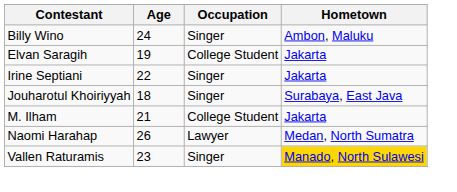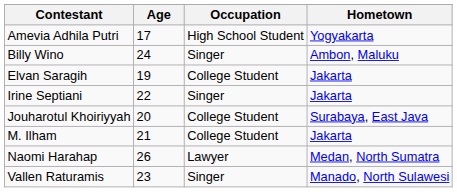+ row: (63, 35)
(144, 96) 18 -> (144, 116) 20
(206, 96) Singer -> (233, 116) College Student
(354, 157) gold background -> (380, 177) no background
